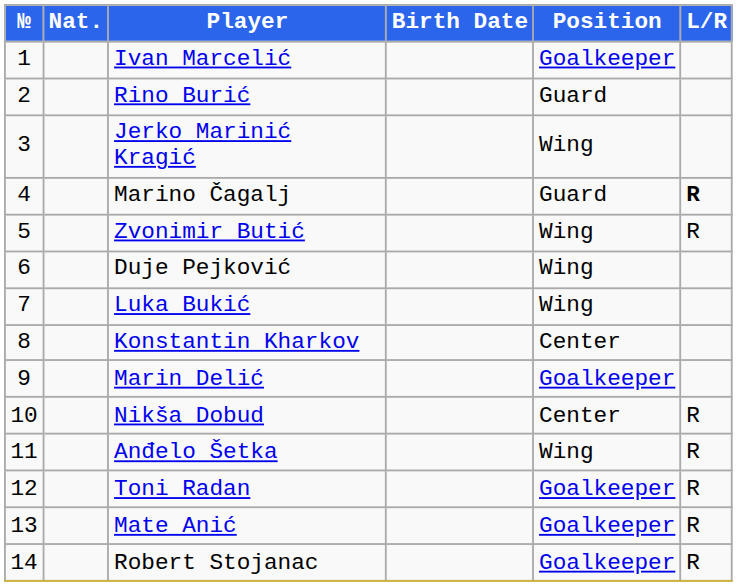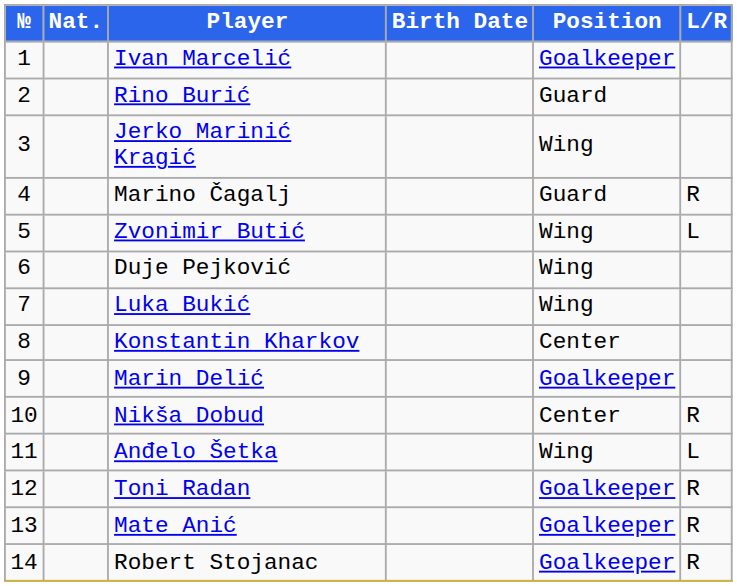(693, 196) bold -> (693, 196) normal
(693, 233) R -> (693, 233) L
(693, 453) R -> (693, 453) L
